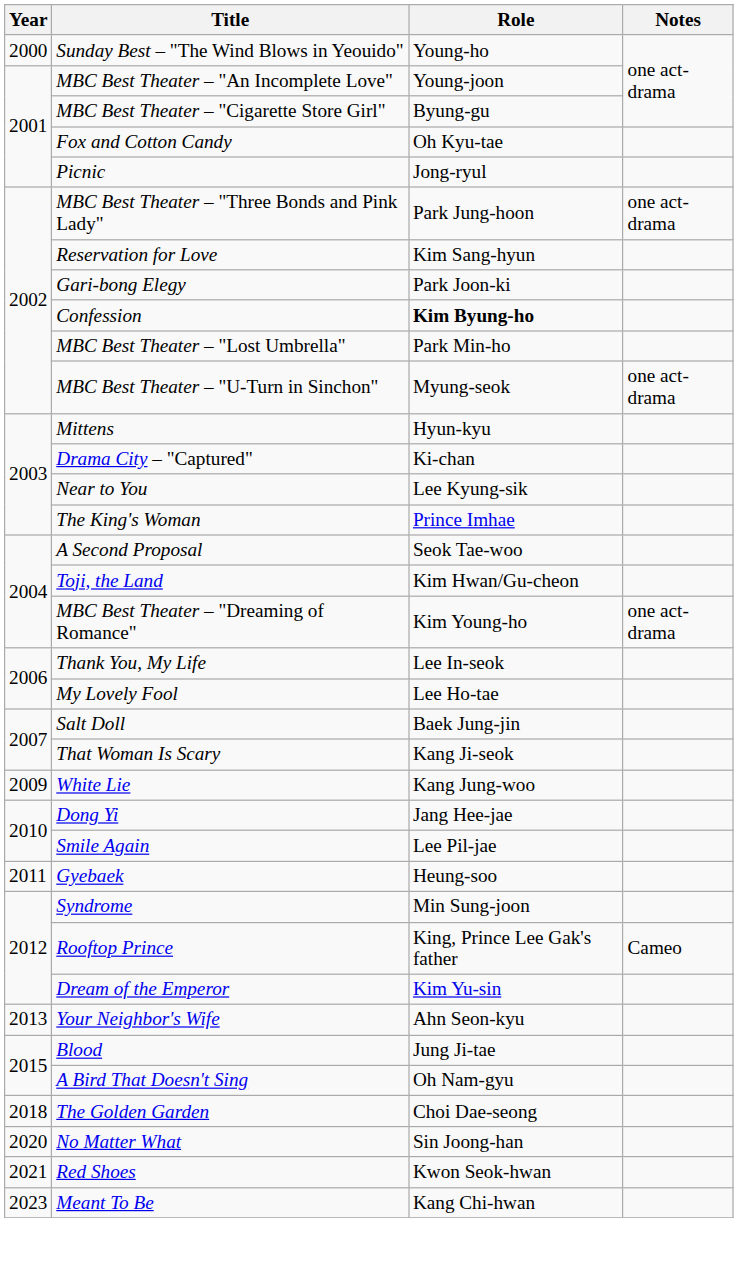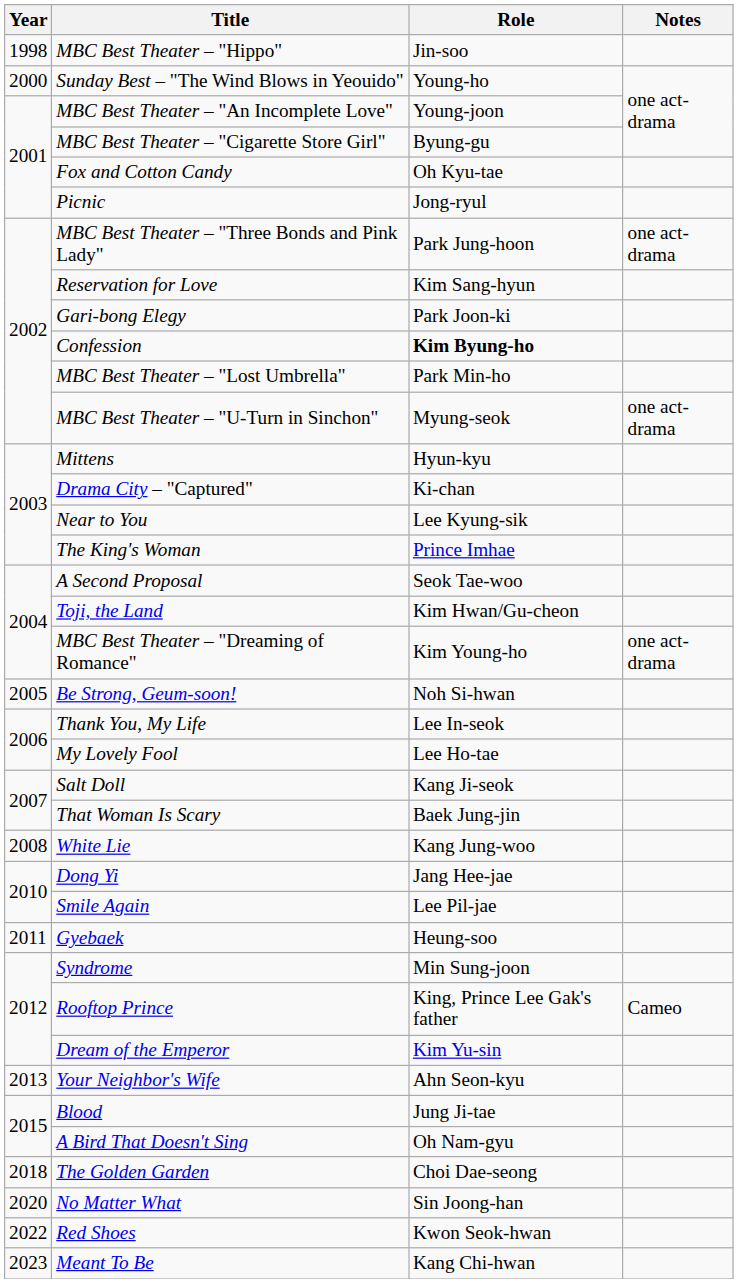+ row: (169, 50)
+ row: (146, 693)
(467, 723) Baek Jung-jin -> (463, 784) Kang Ji-seok
(463, 754) Kang Ji-seok -> (467, 815) Baek Jung-jin
(28, 784) 2009 -> (28, 845) 2008
(28, 1171) 2021 -> (28, 1232) 2022
